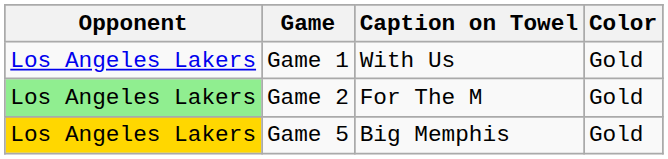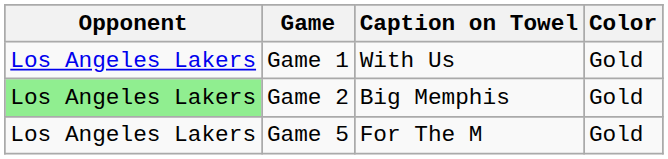(421, 98) For The M -> (435, 98) Big Memphis
(133, 135) gold background -> (133, 135) no background
(435, 135) Big Memphis -> (421, 135) For The M
